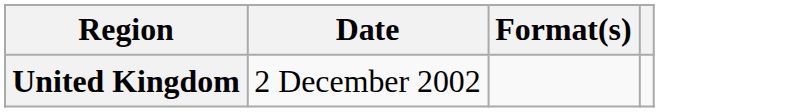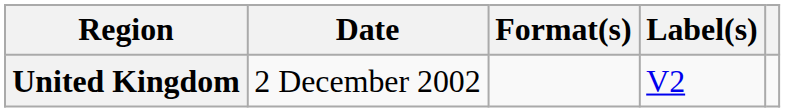+ column: (702, 29)
